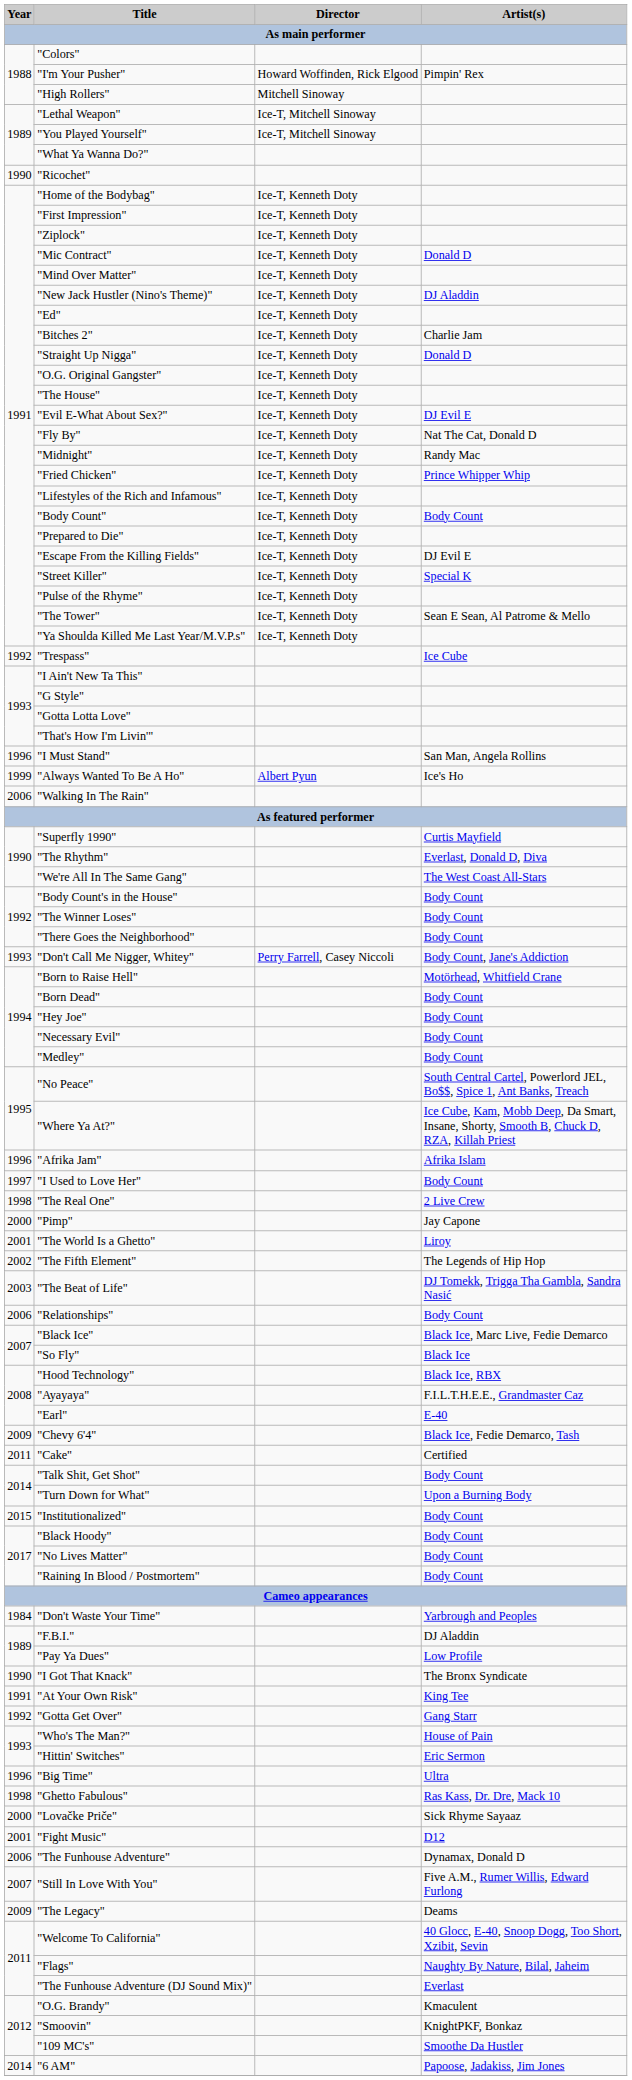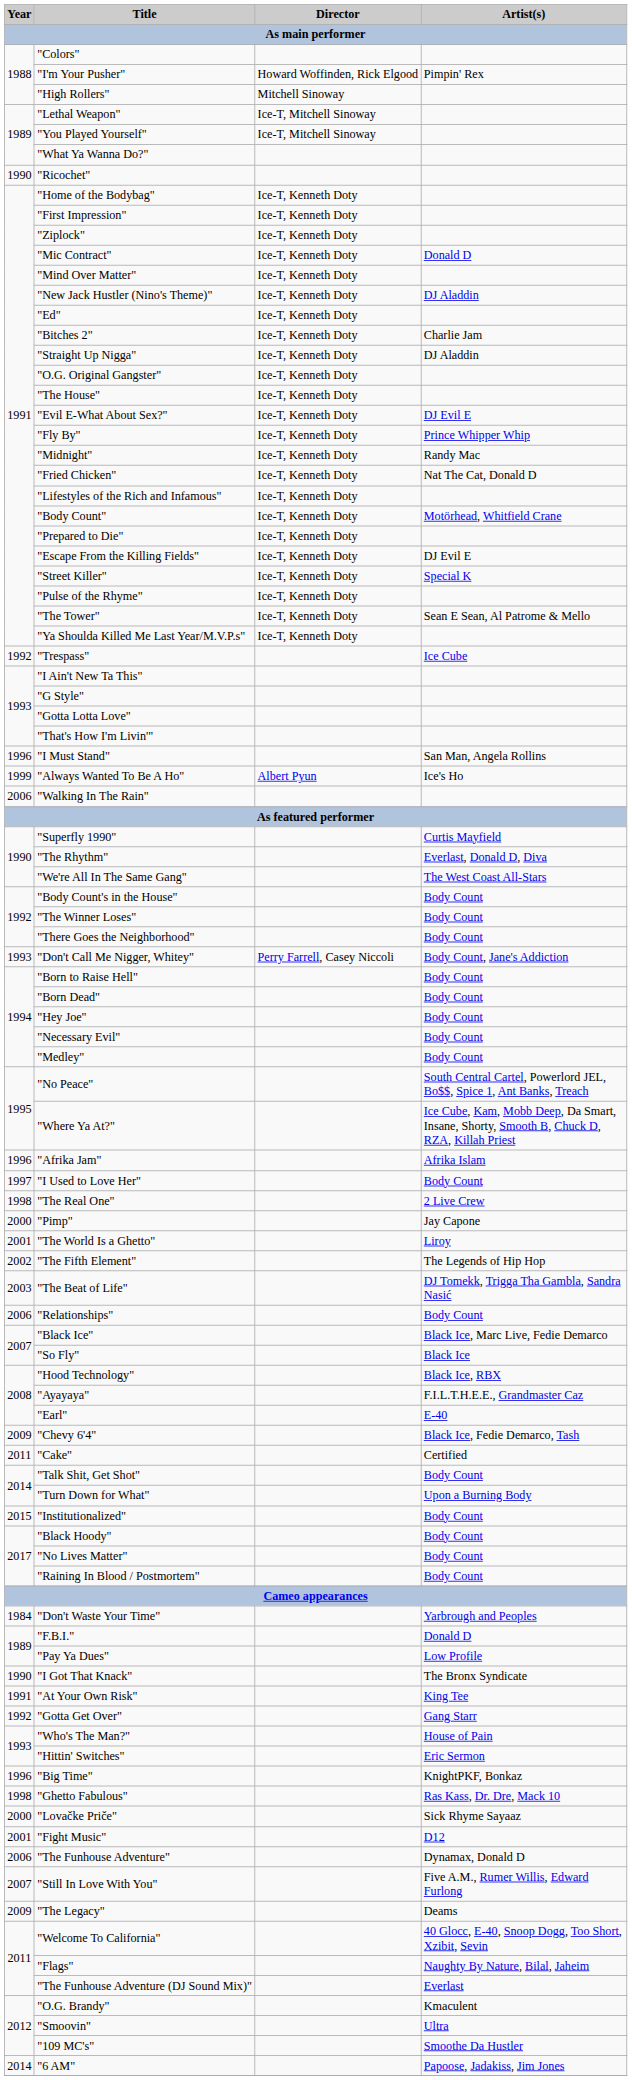(448, 355) Donald D -> (451, 355) DJ Aladdin
(480, 435) Nat The Cat, Donald D -> (477, 435) Prince Whipper Whip
(477, 475) Prince Whipper Whip -> (480, 475) Nat The Cat, Donald D
(453, 515) Body Count -> (493, 515) Motörhead, Whitfield Crane
(493, 977) Motörhead, Whitfield Crane -> (453, 977) Body Count
(451, 1636) DJ Aladdin -> (448, 1636) Donald D
(436, 1776) Ultra -> (473, 1776) KnightPKF, Bonkaz
(473, 2025) KnightPKF, Bonkaz -> (436, 2025) Ultra
